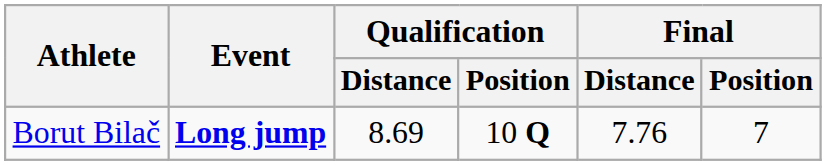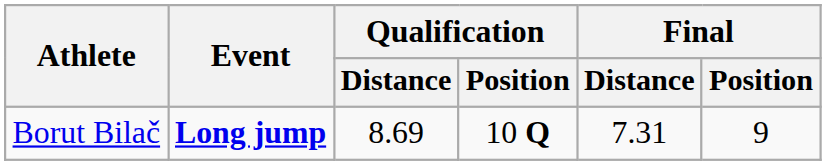(639, 133) 7.76 -> (639, 133) 7.31
(761, 133) 7 -> (761, 133) 9
